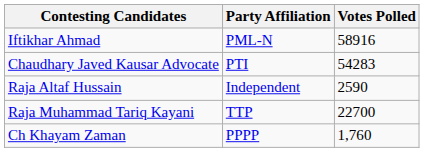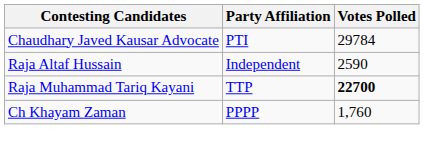- row: (54, 40)
(356, 64) 54283 -> (356, 40) 29784
(356, 111) normal -> (356, 87) bold
